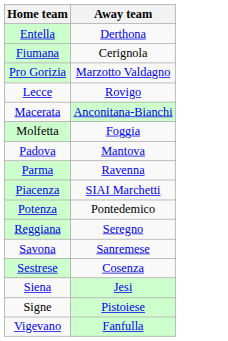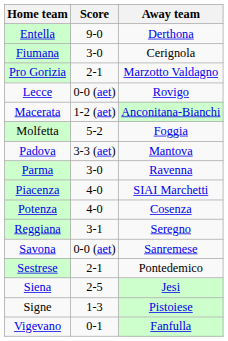+ column: (94, 14)
(123, 209) Pontedemico -> (171, 209) Cosenza
(123, 268) Cosenza -> (171, 268) Pontedemico
